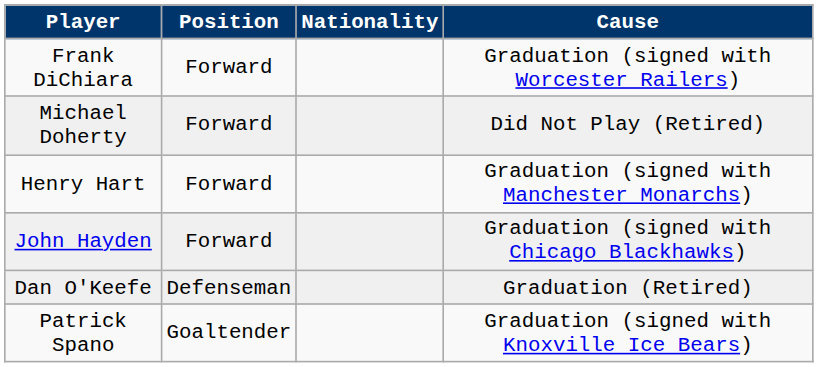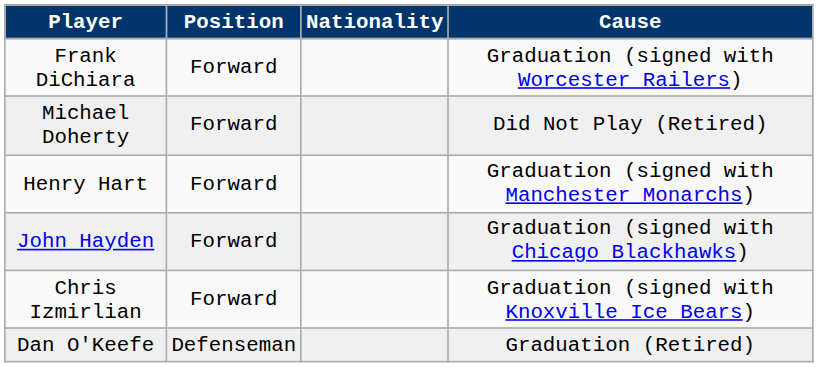+ row: (86, 299)
- row: (83, 333)
